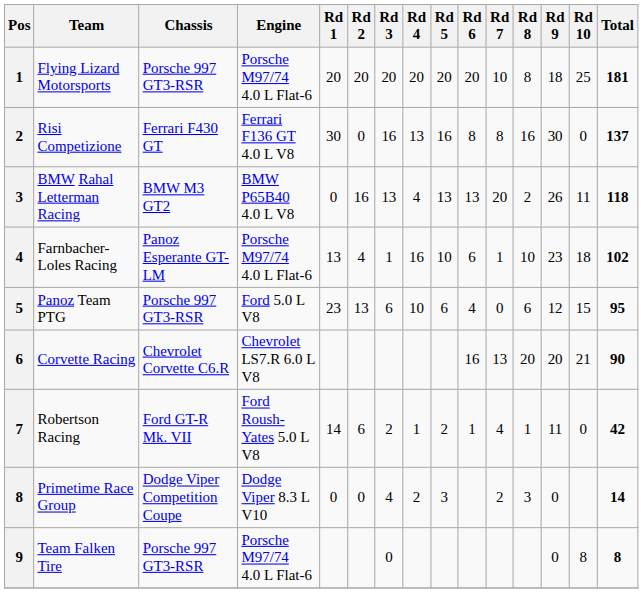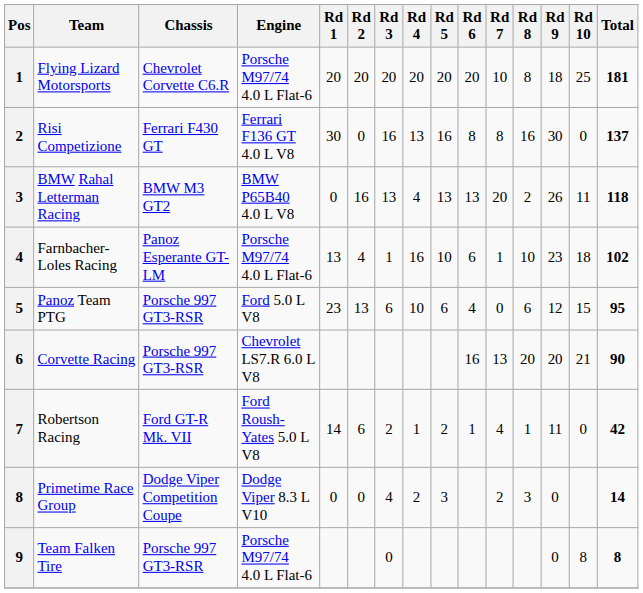(179, 77) Porsche 997 GT3-RSR -> (186, 77) Chevrolet Corvette C6.R
(186, 359) Chevrolet Corvette C6.R -> (179, 359) Porsche 997 GT3-RSR
